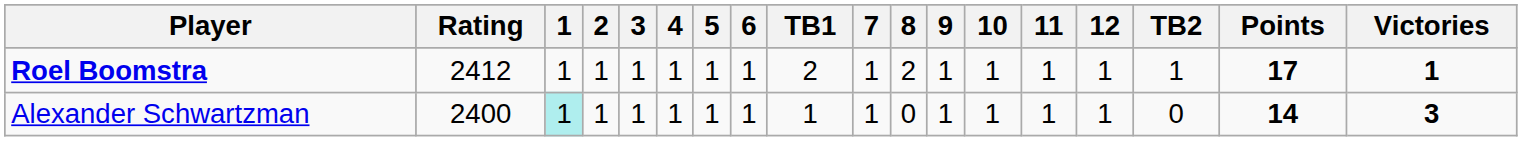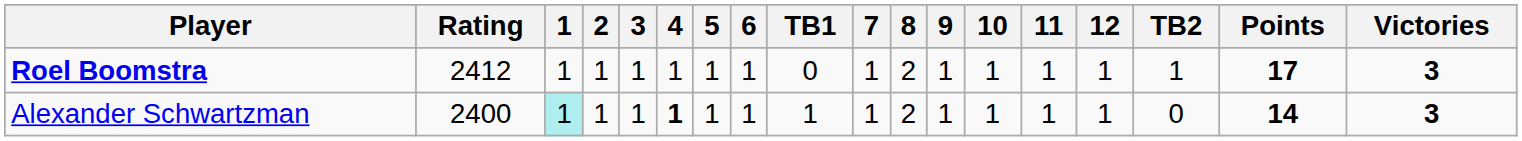(810, 69) 2 -> (810, 69) 0
(1432, 69) 1 -> (1432, 69) 3
(675, 113) normal -> (675, 113) bold
(908, 113) 0 -> (908, 113) 2
